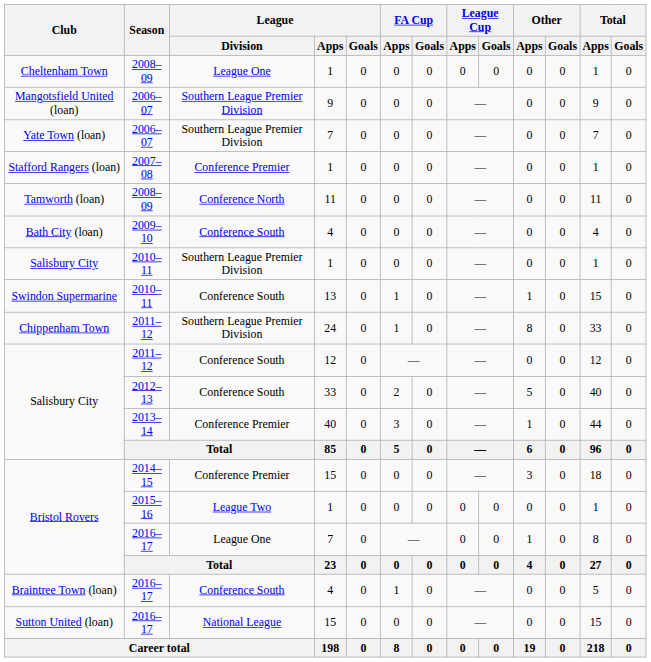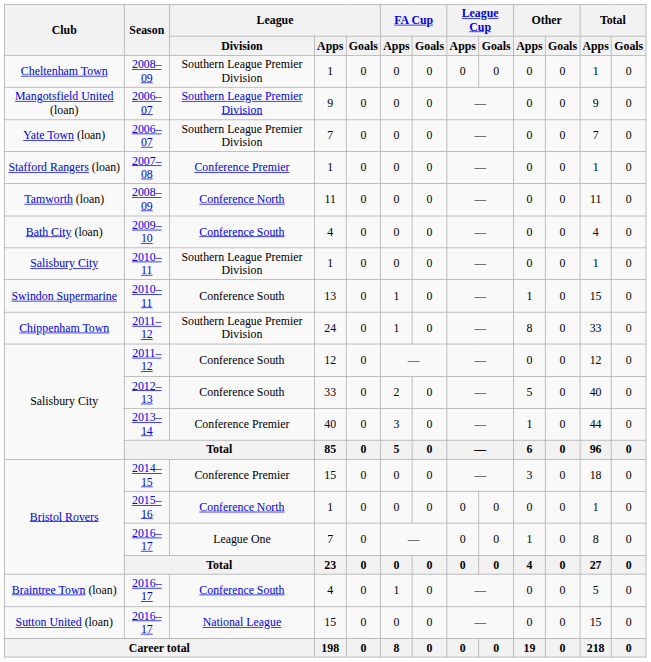(242, 71) League One -> (242, 71) Southern League Premier Division
(242, 507) League Two -> (242, 507) Conference North
